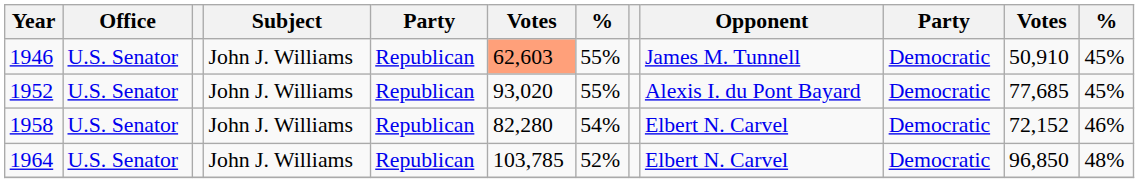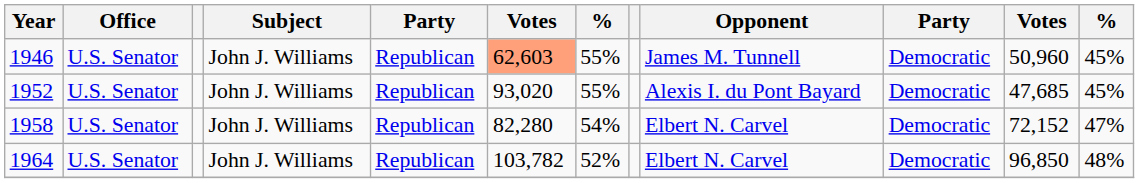(1039, 56) 50,910 -> (1039, 56) 50,960
(1039, 90) 77,685 -> (1039, 90) 47,685
(1104, 125) 46% -> (1104, 125) 47%
(528, 159) 103,785 -> (528, 159) 103,782
